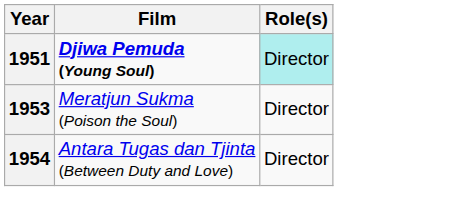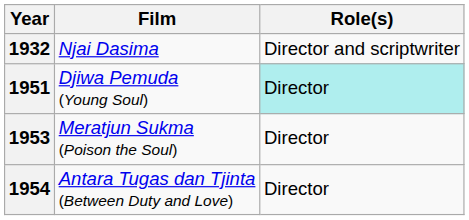+ row: (30, 48)
(122, 59) bold -> (119, 88) normal
